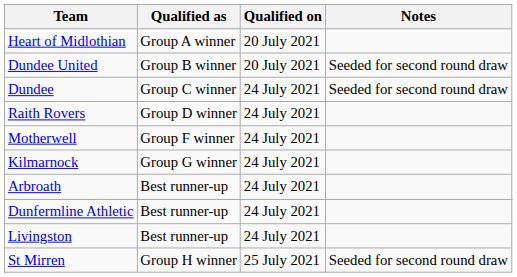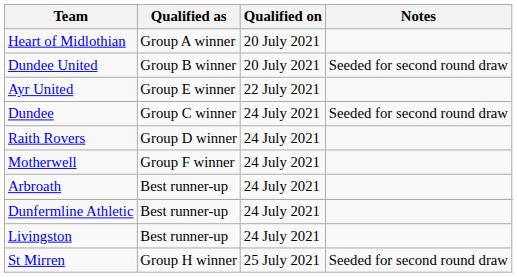+ row: (41, 89)
- row: (43, 162)
